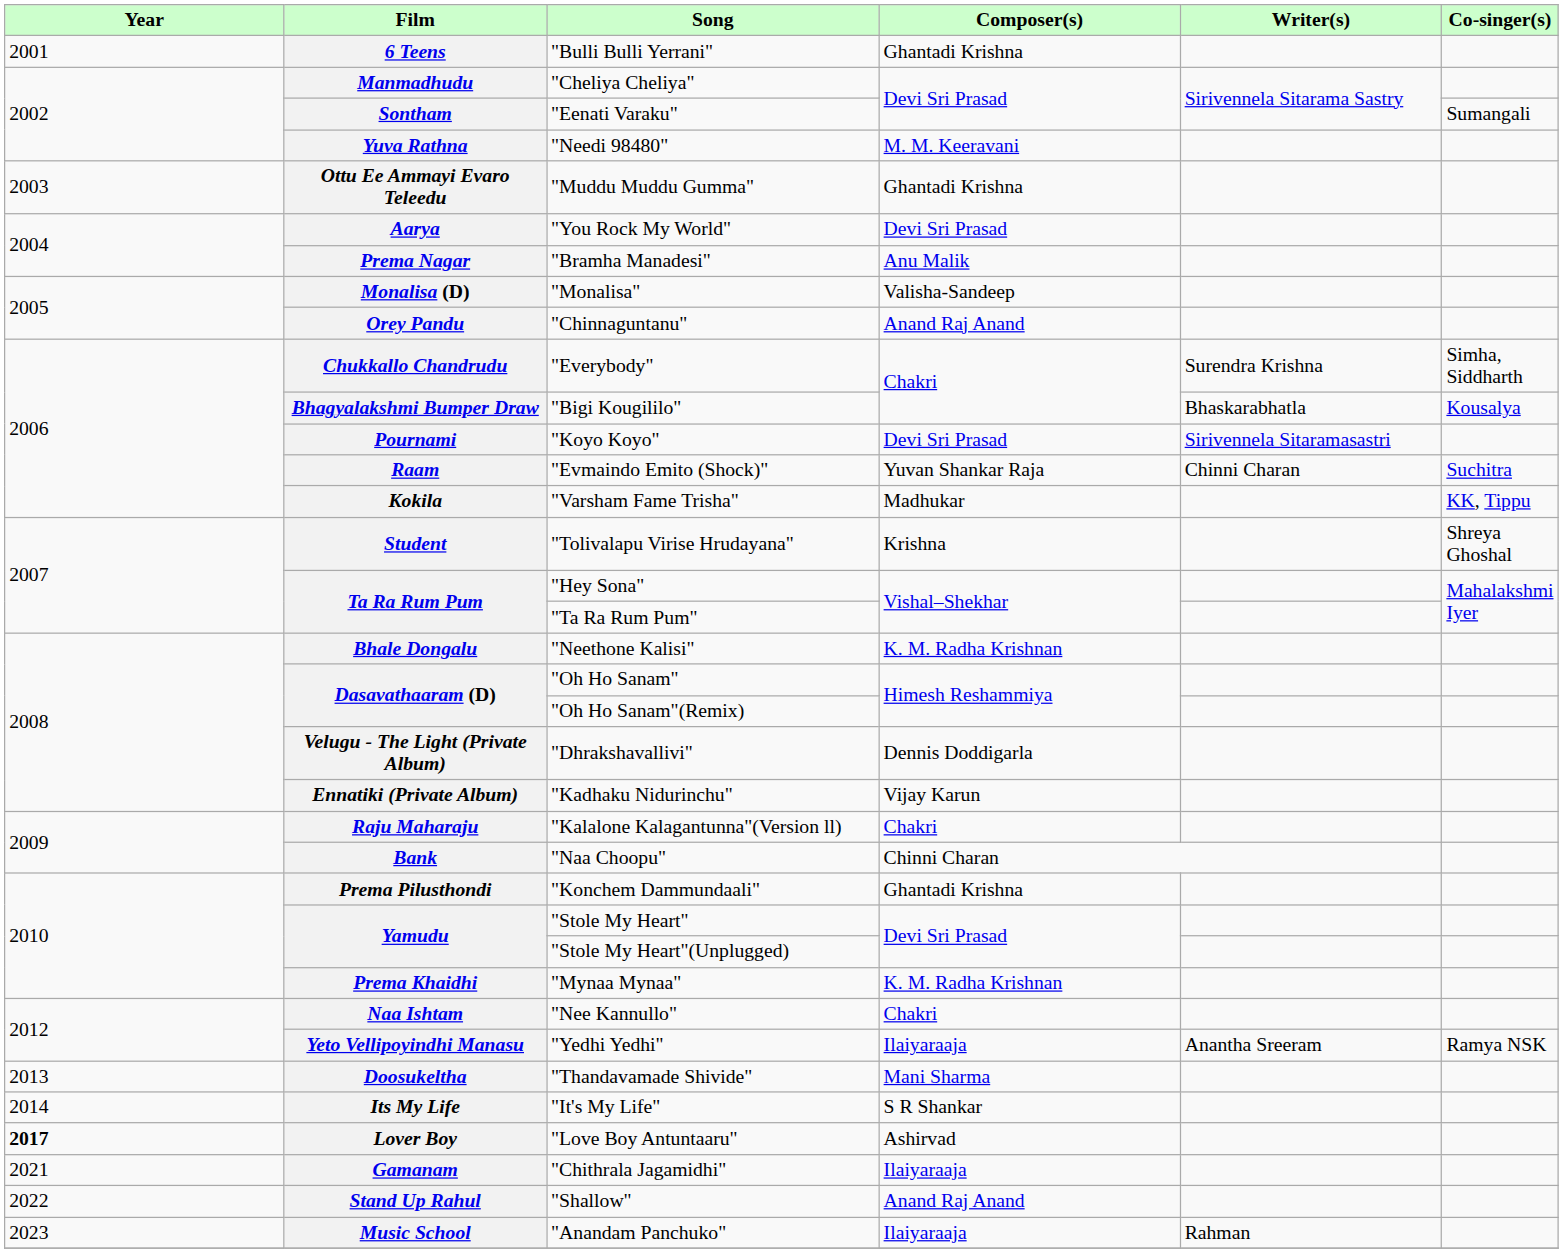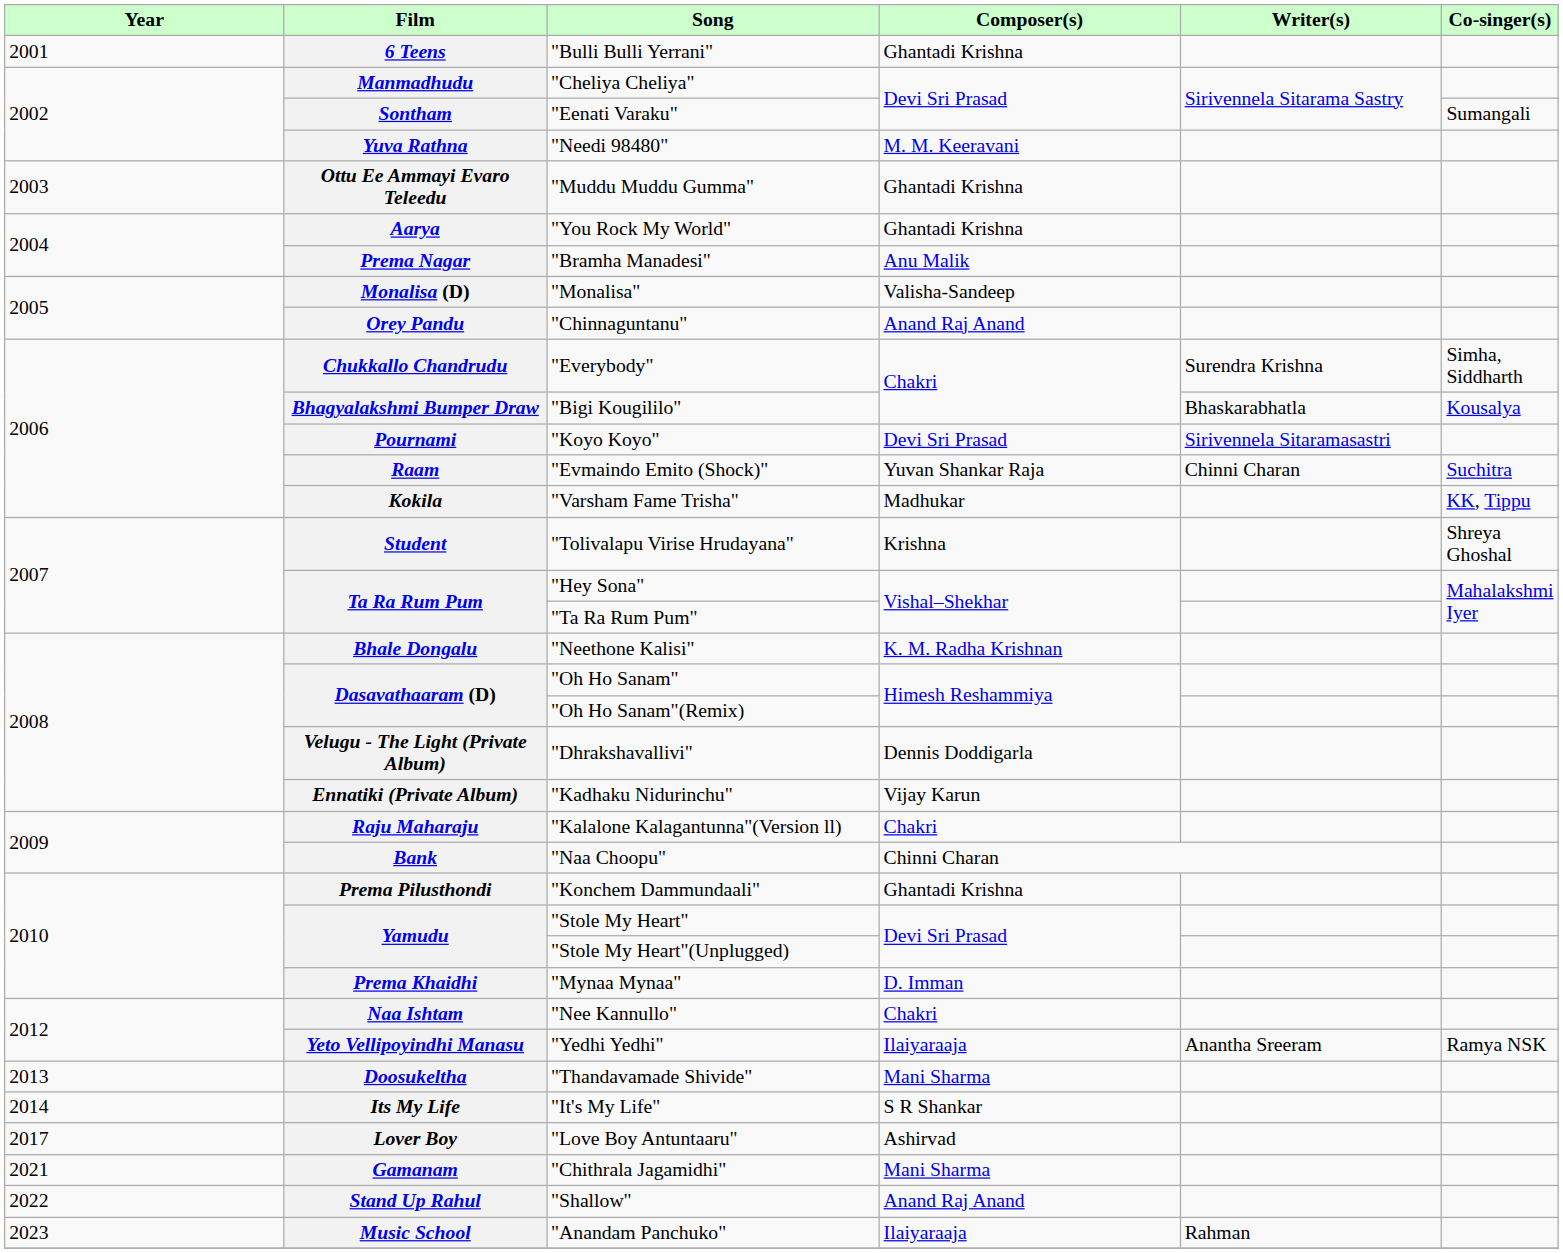(945, 229) Devi Sri Prasad -> (953, 229) Ghantadi Krishna
(973, 982) K. M. Radha Krishnan -> (924, 982) D. Imman
(29, 1138) bold -> (29, 1138) normal
(925, 1169) Ilaiyaraaja -> (937, 1169) Mani Sharma
